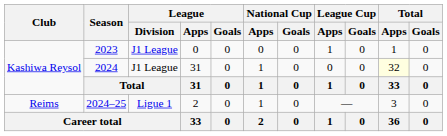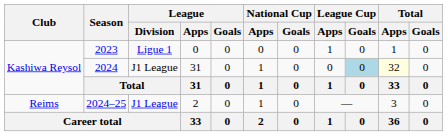(155, 49) J1 League -> (155, 49) Ligue 1
(362, 67) no background -> (362, 67) lightblue background
(155, 103) Ligue 1 -> (155, 103) J1 League
